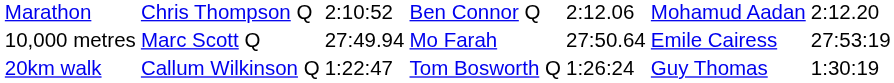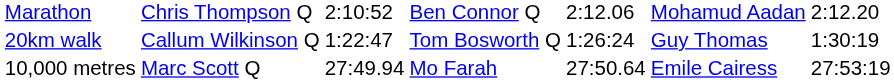rows swapped: (53, 68) <-> (70, 40)
